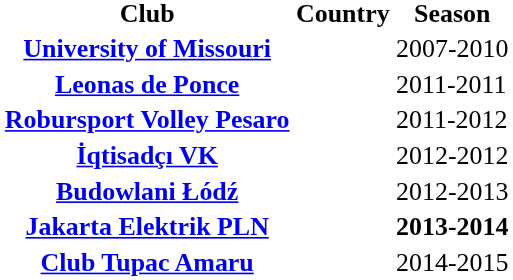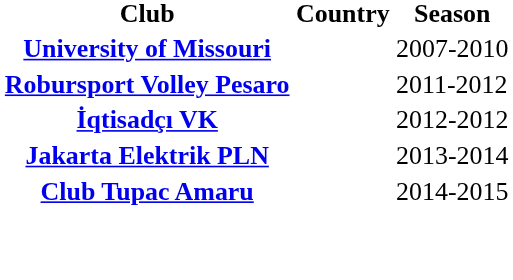- row: (147, 84)
- row: (147, 191)
(452, 226) bold -> (452, 155) normal
